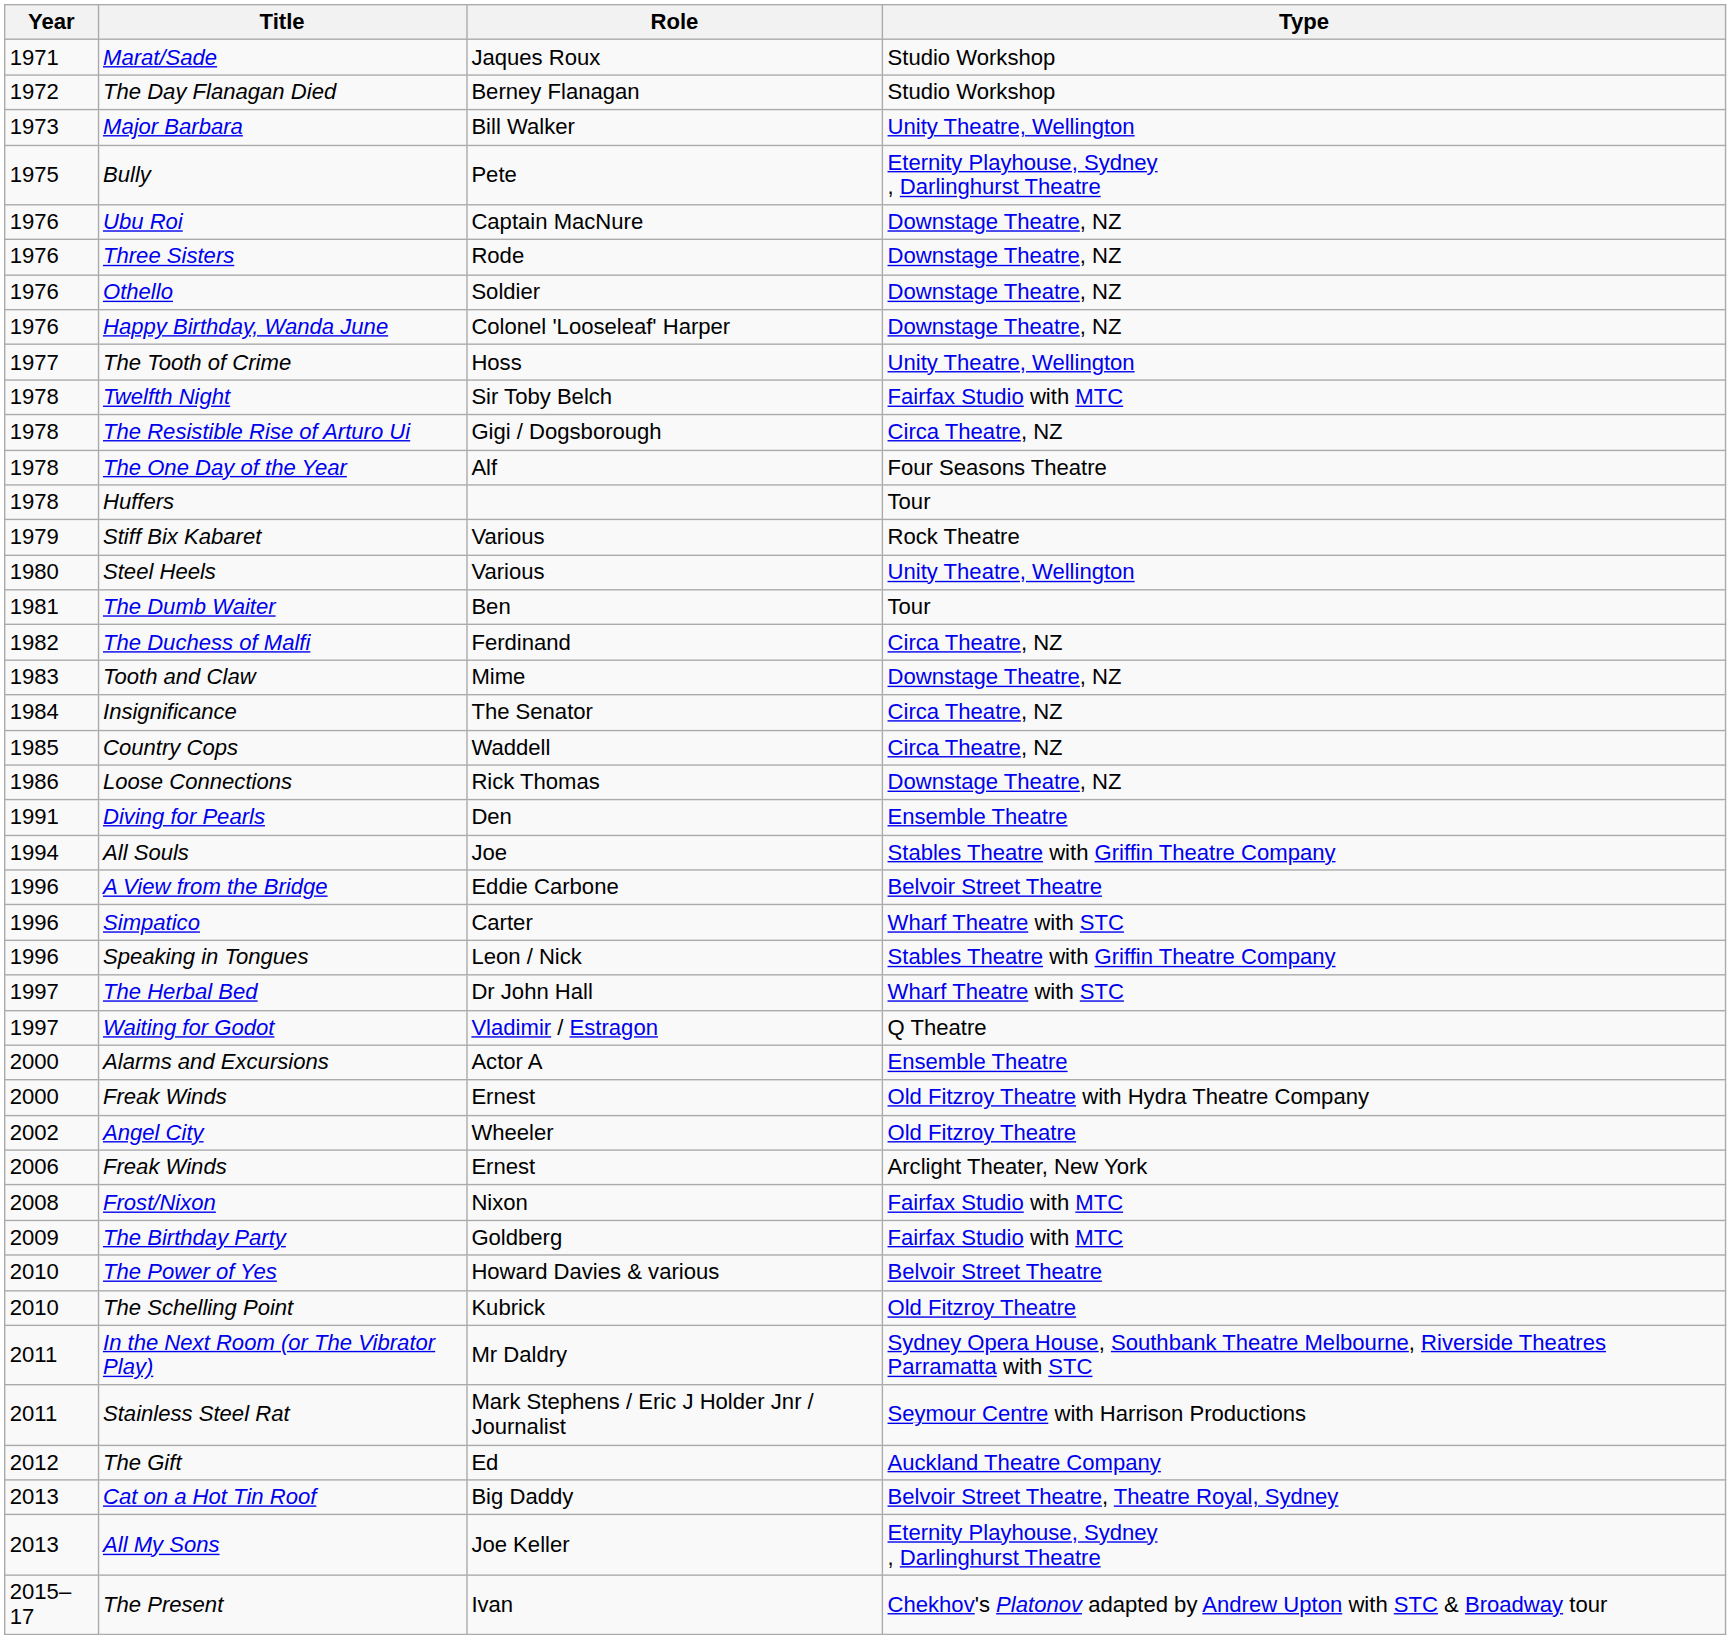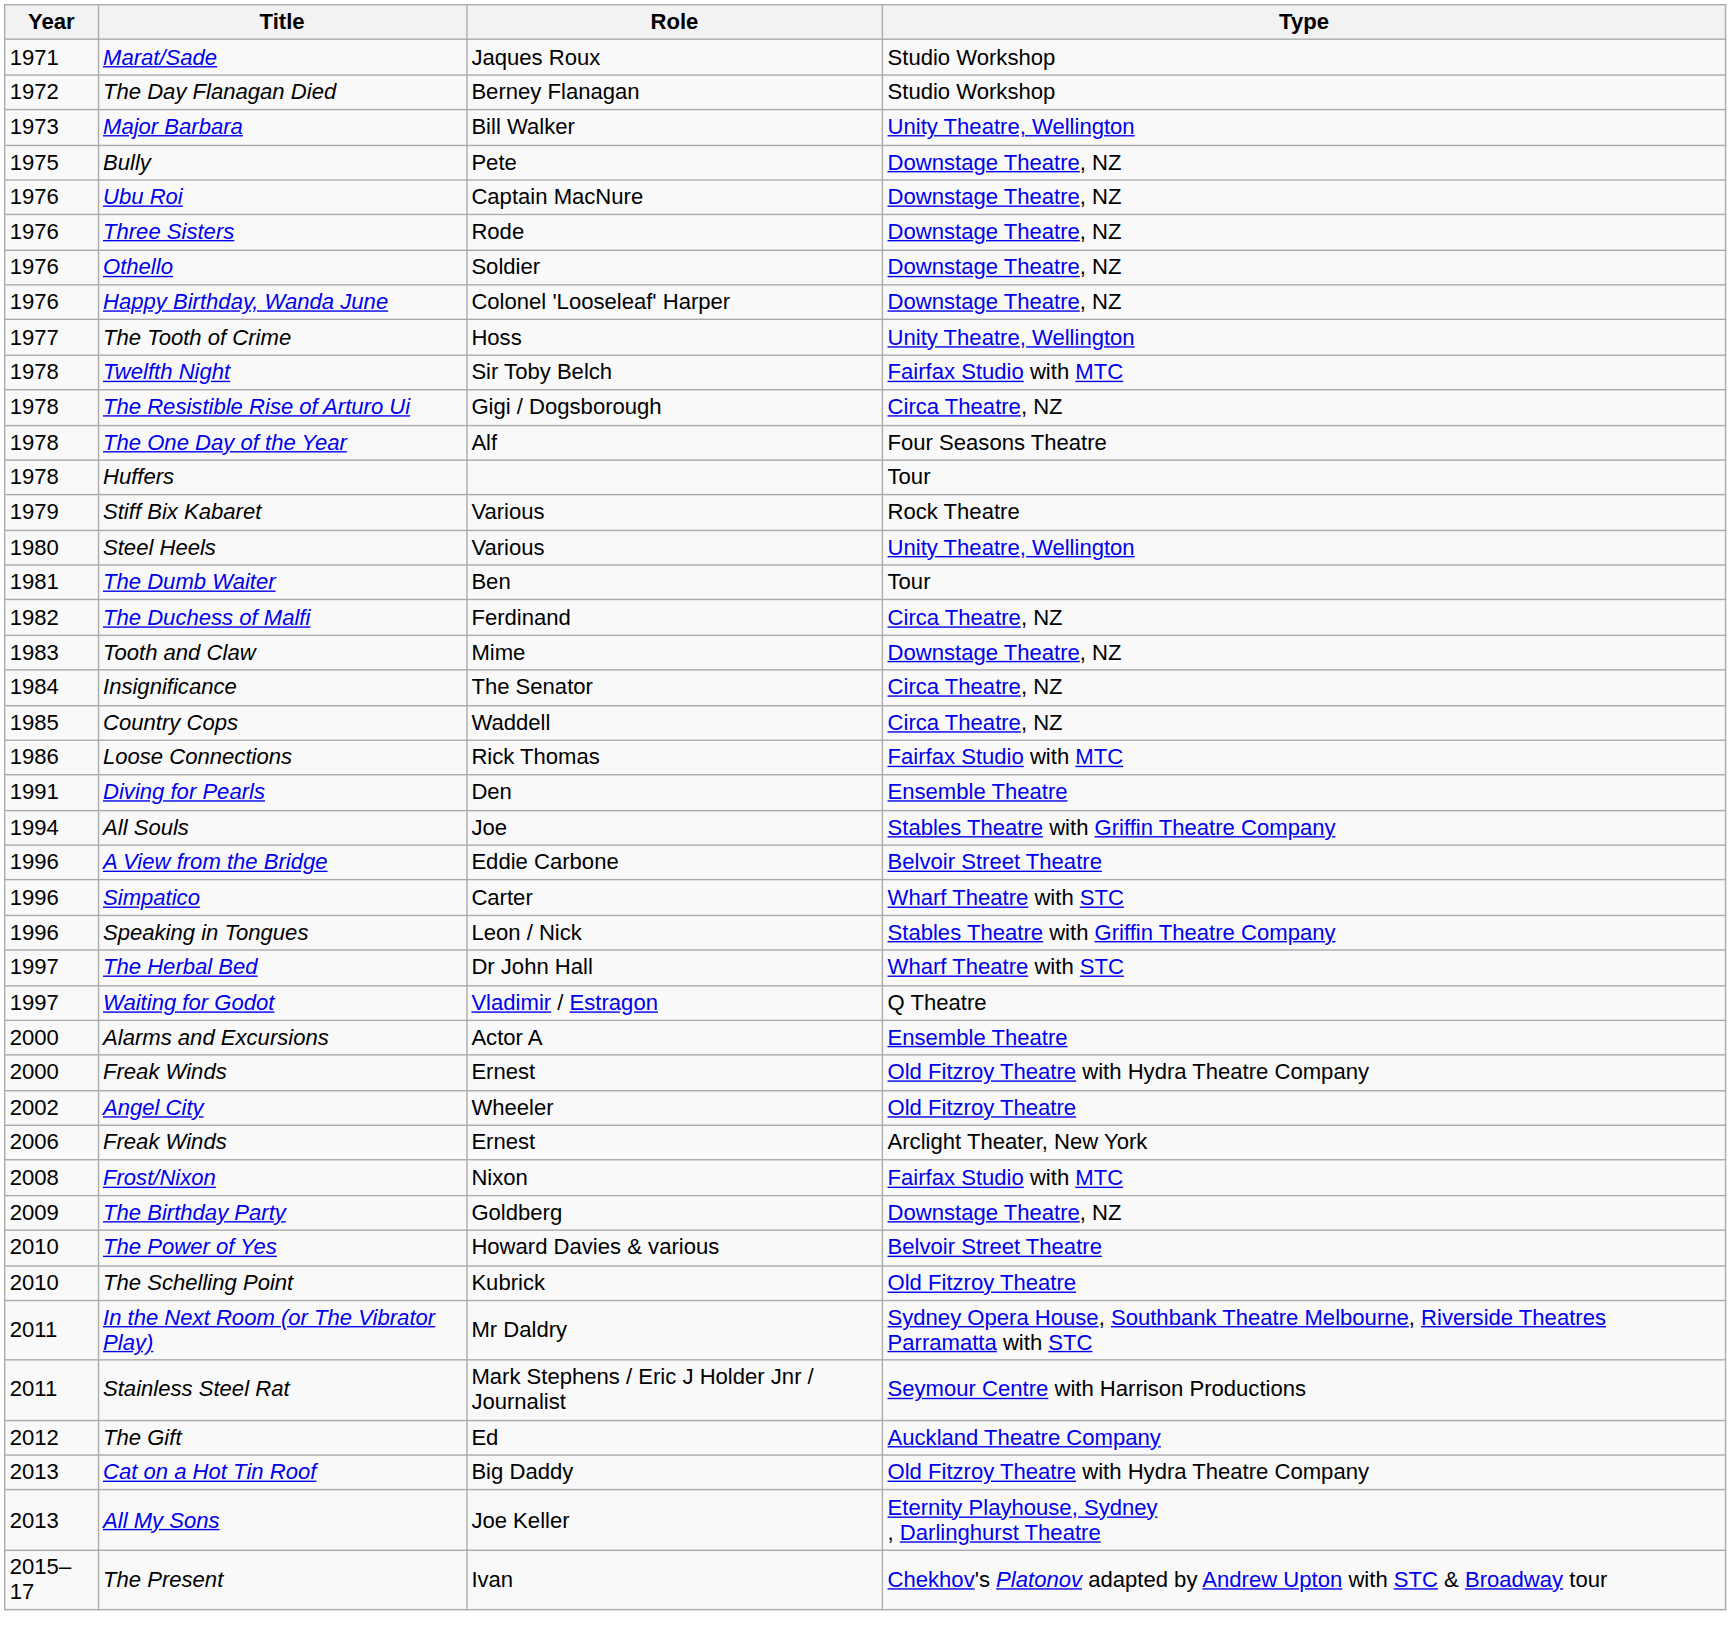(1023, 174) Eternity Playhouse, Sydney , Darlinghurst Theatre -> (1005, 162) Downstage Theatre, NZ
(1005, 782) Downstage Theatre, NZ -> (1005, 757) Fairfax Studio with MTC
(1005, 1237) Fairfax Studio with MTC -> (1005, 1212) Downstage Theatre, NZ
(1113, 1497) Belvoir Street Theatre, Theatre Royal, Sydney -> (1128, 1472) Old Fitzroy Theatre with Hydra Theatre Company
